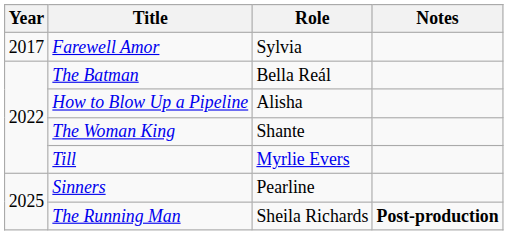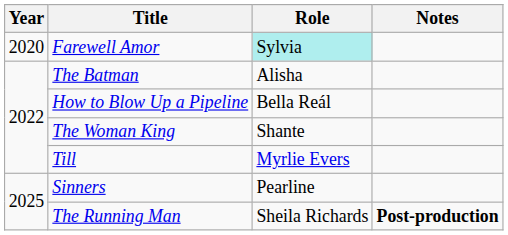(26, 46) 2017 -> (26, 46) 2020
(279, 46) no background -> (279, 46) paleturquoise background
(294, 74) Bella Reál -> (280, 74) Alisha
(280, 103) Alisha -> (294, 103) Bella Reál
